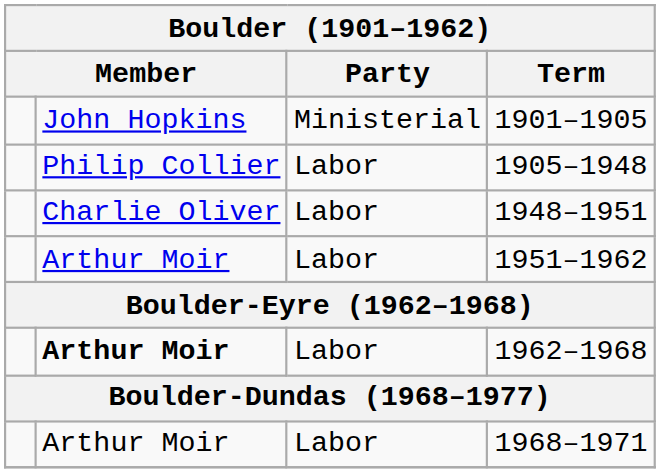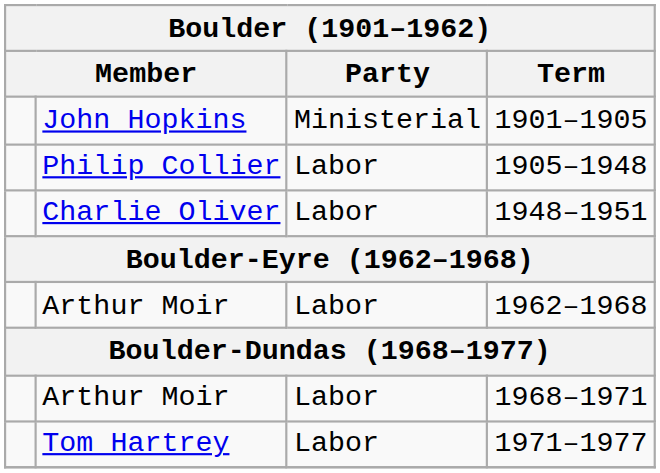- row: (571, 259)
(136, 352) bold -> (136, 305) normal
+ row: (571, 444)
